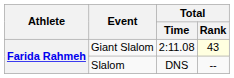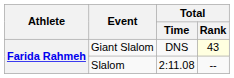(177, 48) 2:11.08 -> (177, 48) DNS
(177, 65) DNS -> (177, 65) 2:11.08
